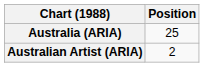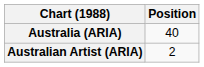(172, 33) 25 -> (172, 33) 40
